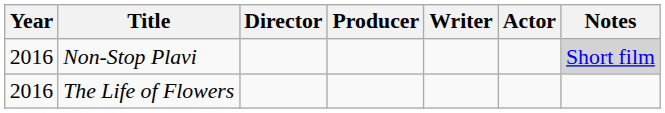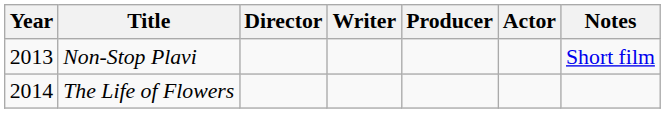columns swapped: (461, 21) <-> (376, 21)
(31, 56) 2016 -> (31, 56) 2013
(610, 56) lightgrey background -> (610, 56) no background
(31, 90) 2016 -> (31, 90) 2014
